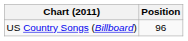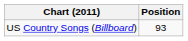(161, 28) 96 -> (161, 28) 93
